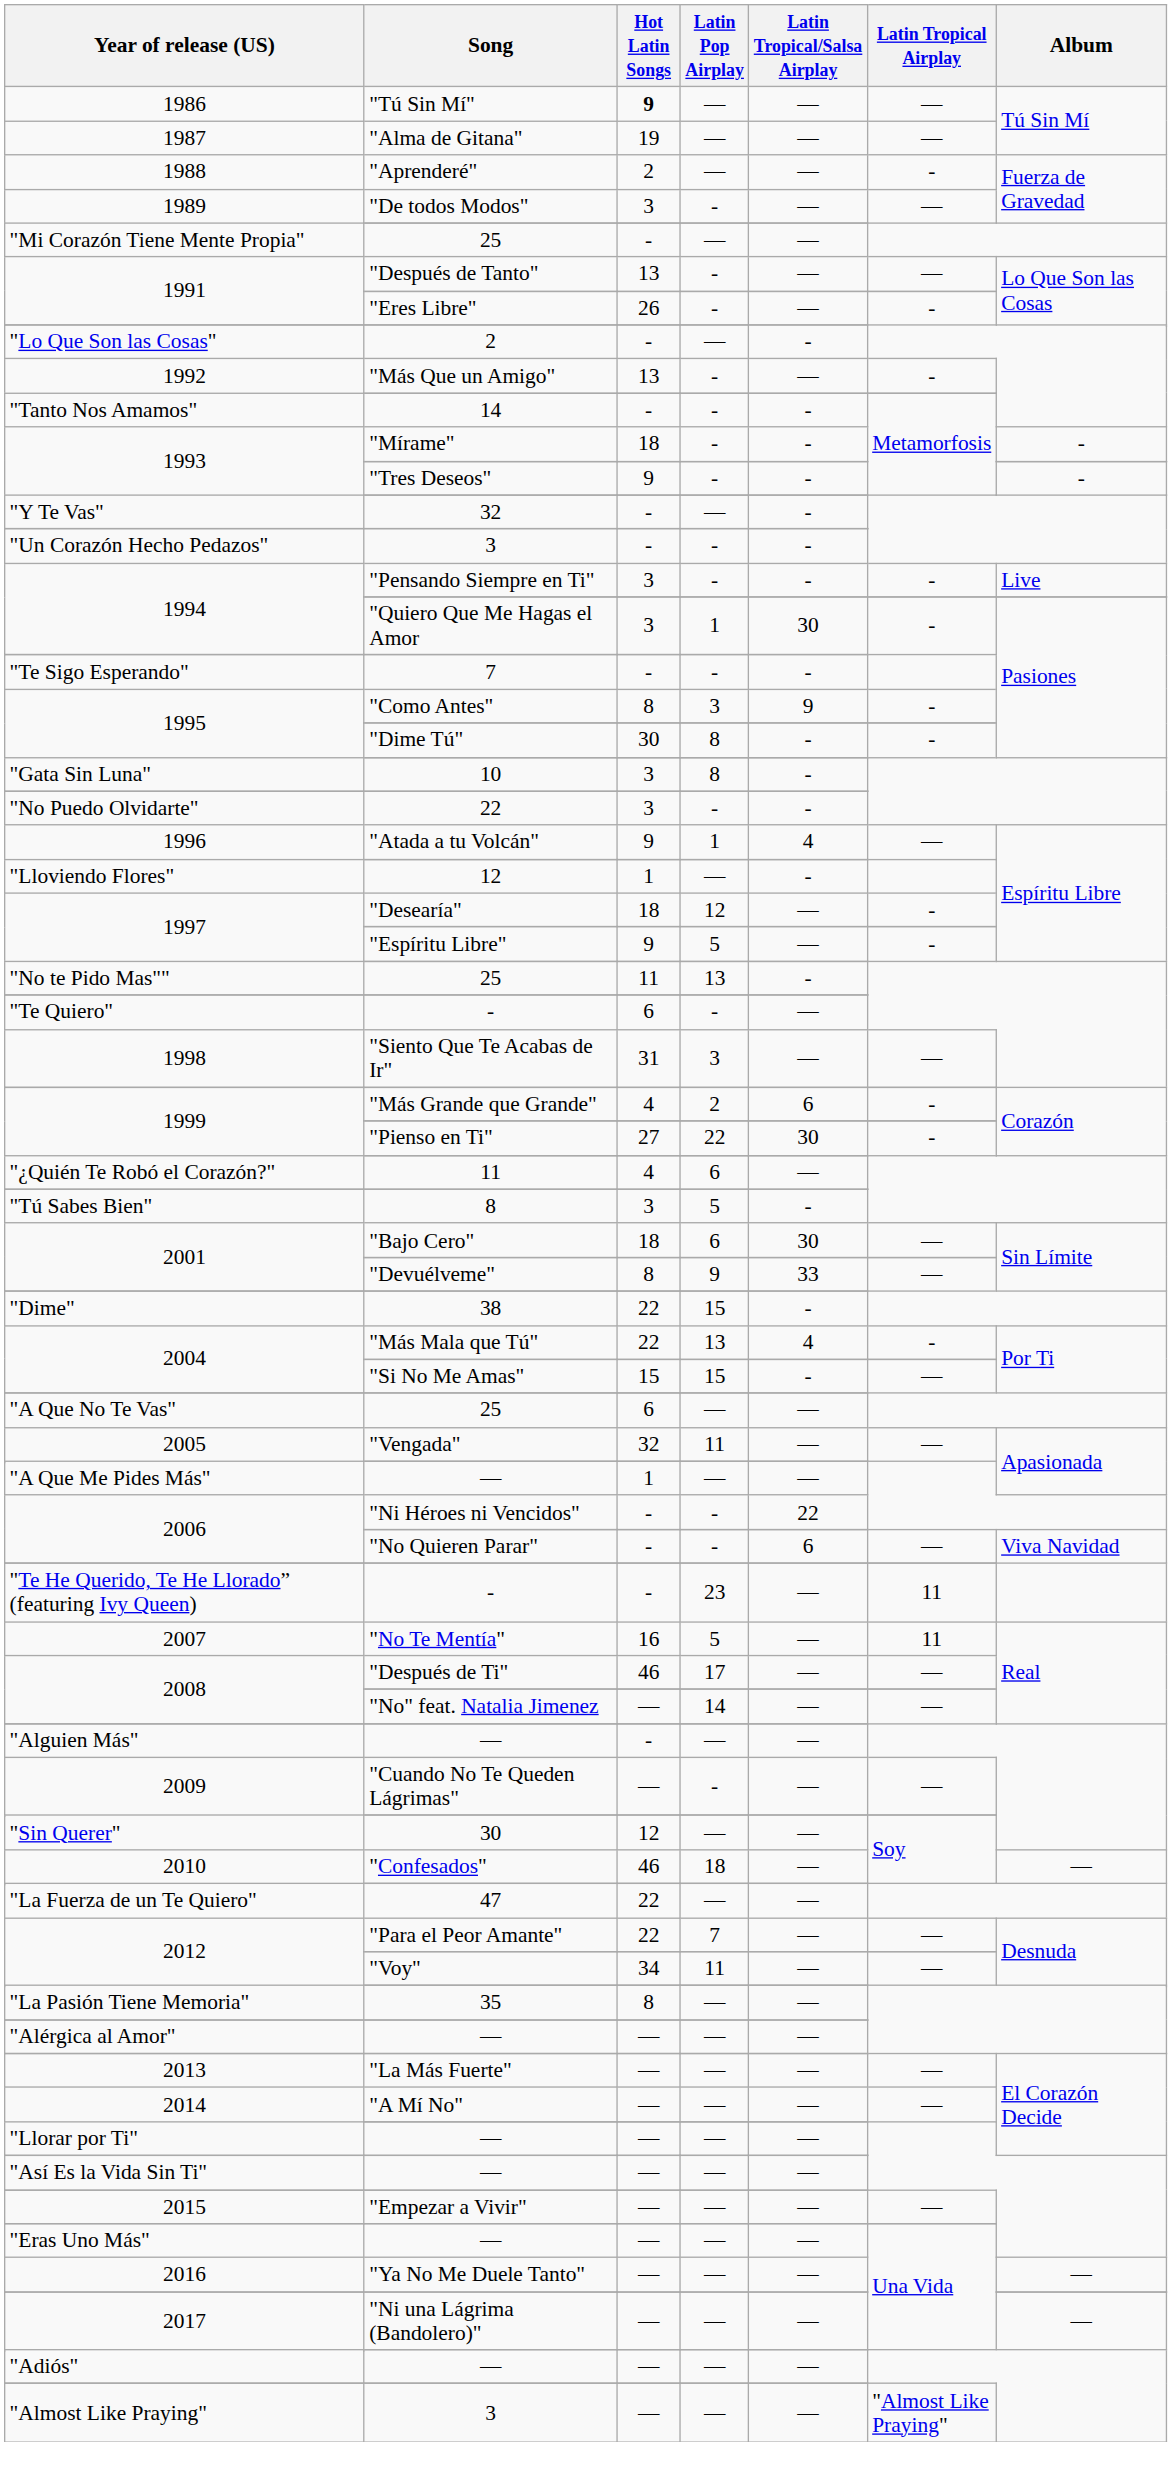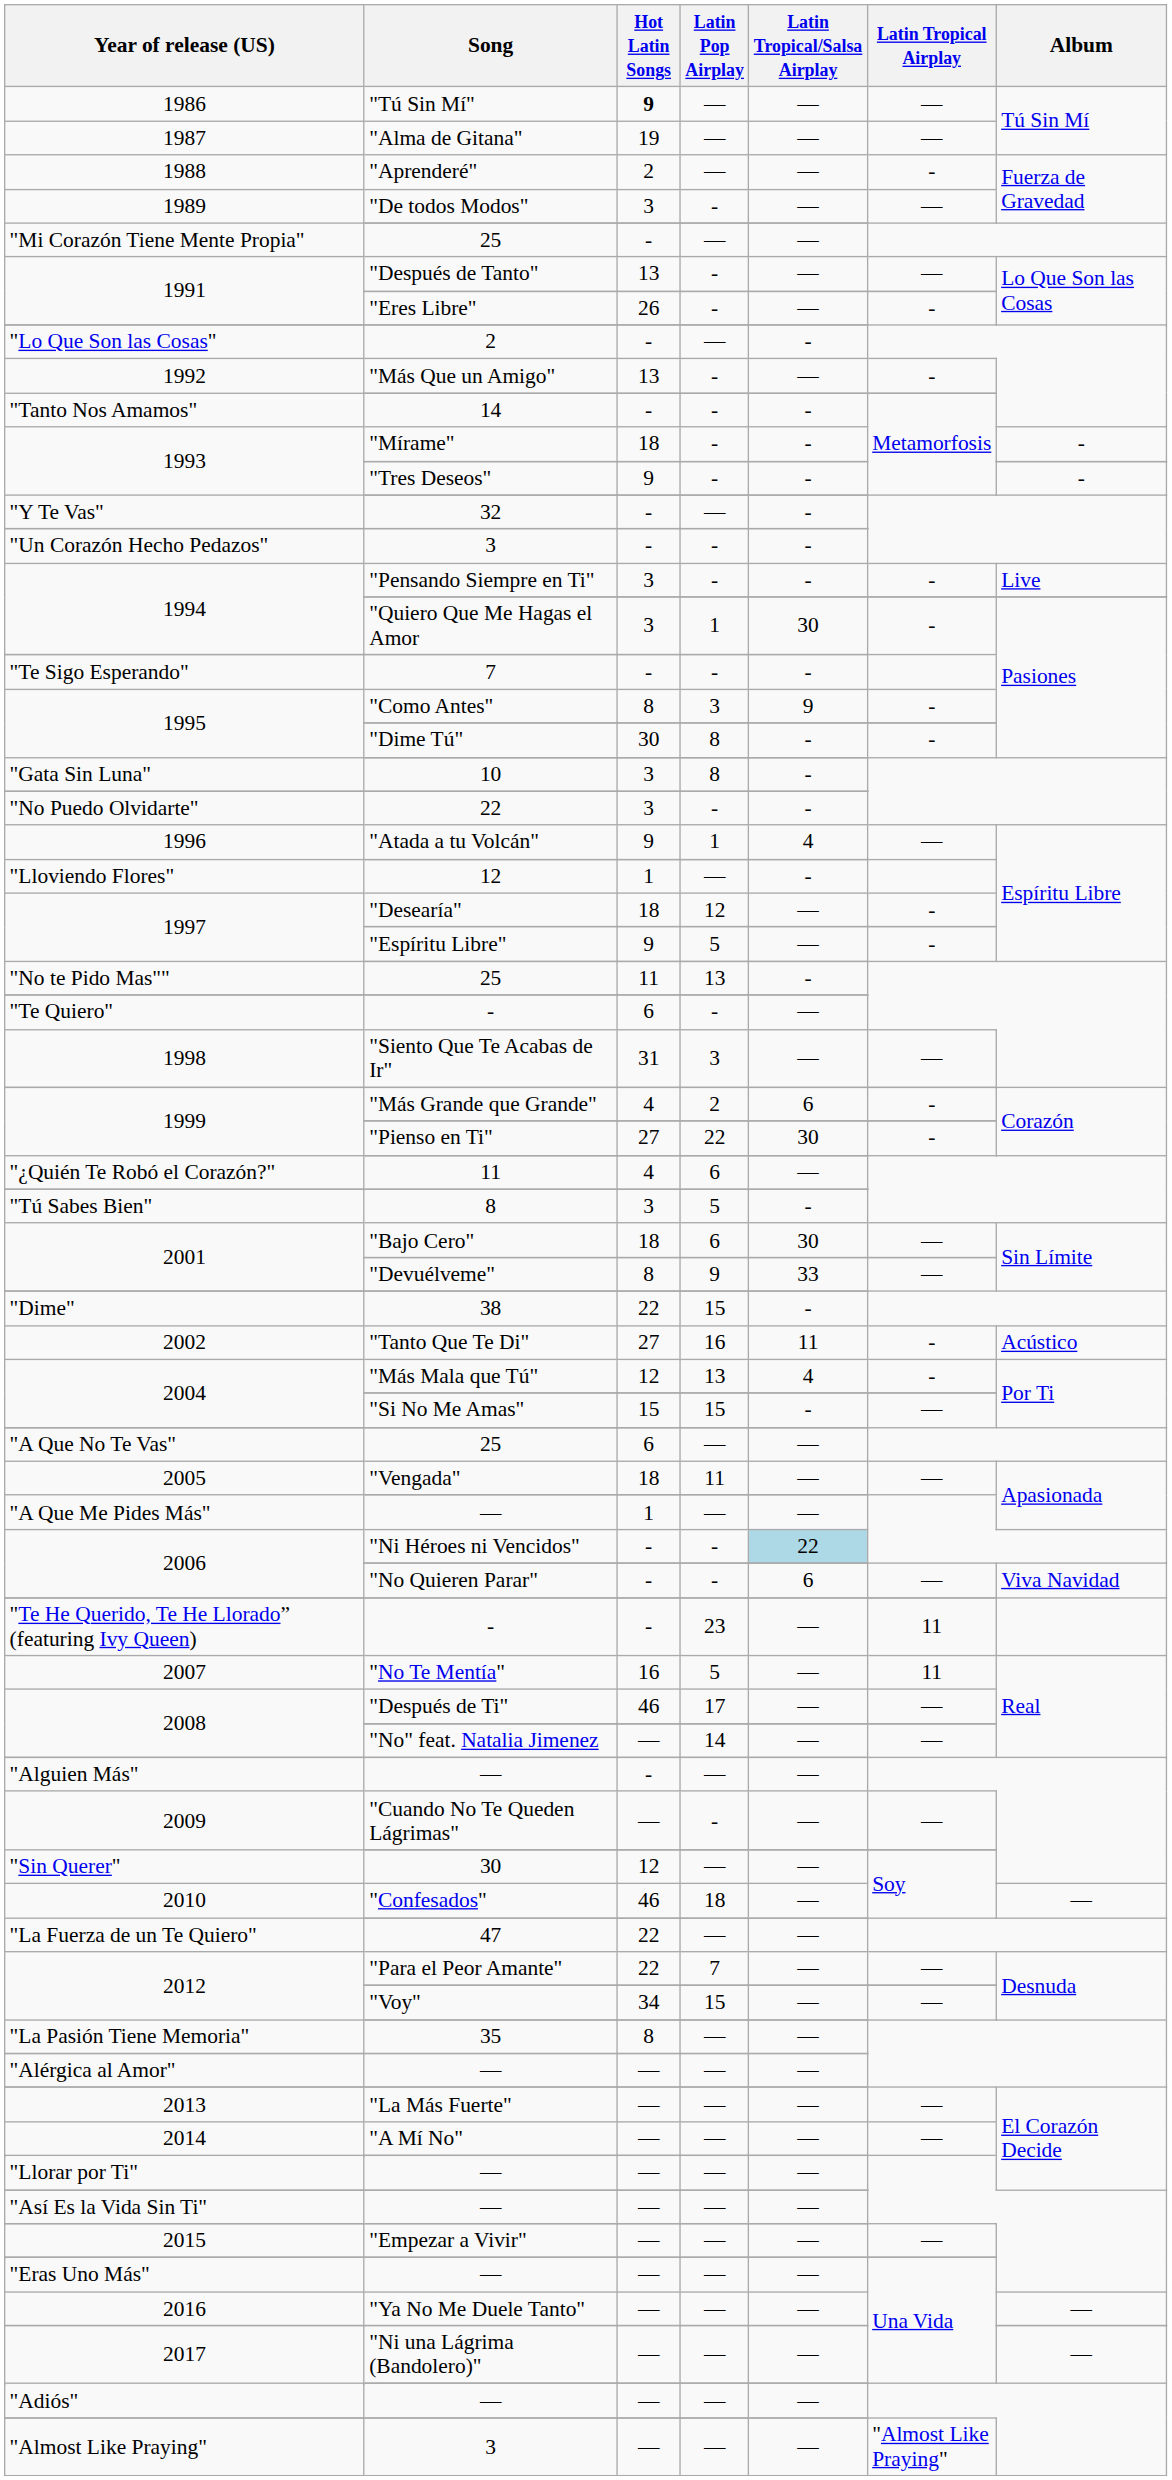+ row: (184, 1342)
(649, 1342) 22 -> (649, 1376) 12
(649, 1444) 32 -> (649, 1478) 18
(808, 1512) no background -> (808, 1546) lightblue background
(715, 1968) 11 -> (715, 2002) 15
